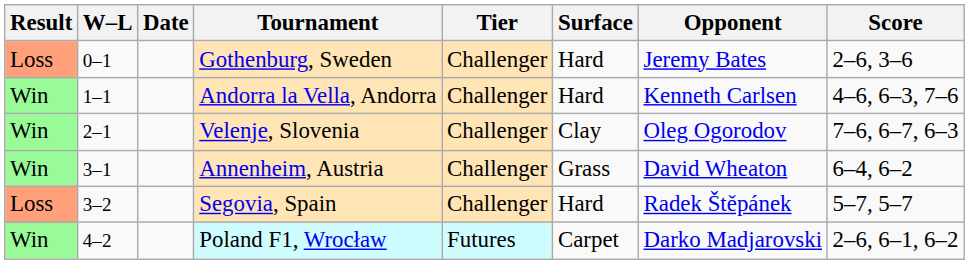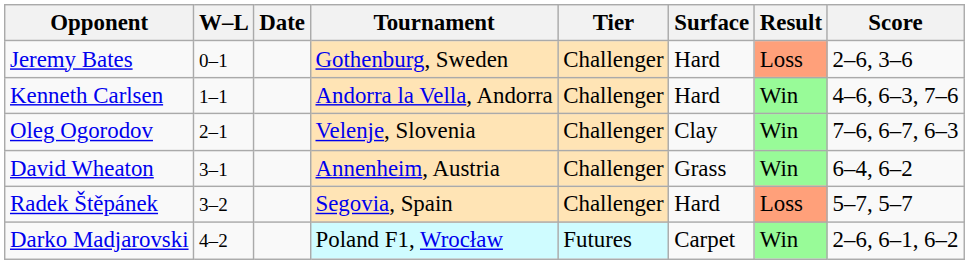columns swapped: (41, 22) <-> (733, 22)
